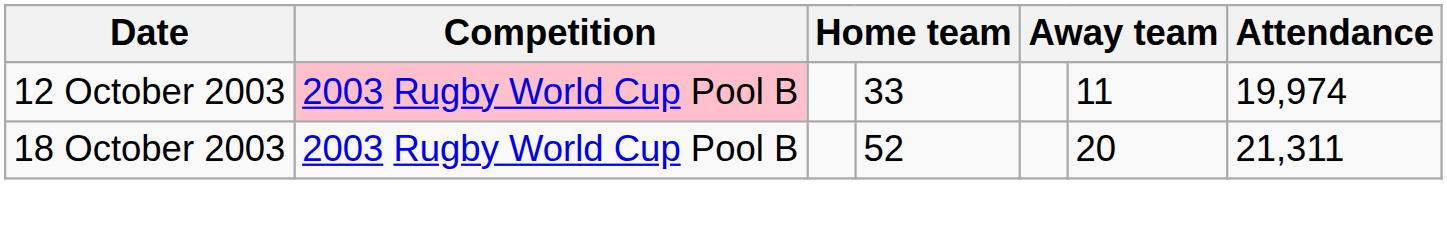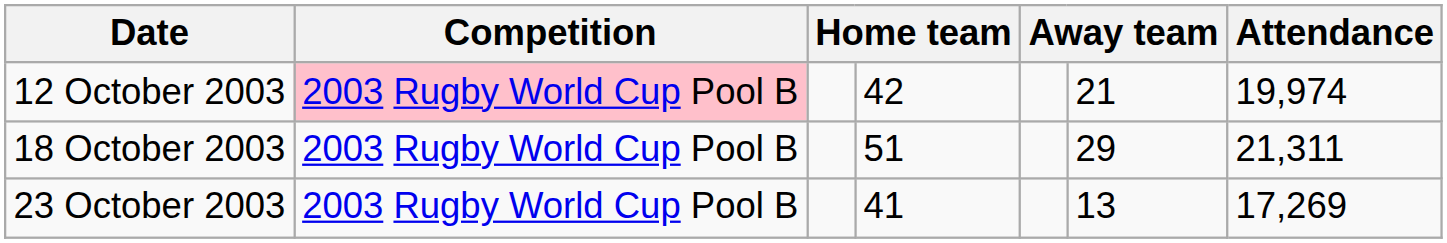(884, 91) 33 -> (884, 91) 42
(1094, 91) 11 -> (1096, 91) 21
(884, 149) 52 -> (884, 149) 51
(1096, 149) 20 -> (1096, 149) 29
+ row: (149, 206)
